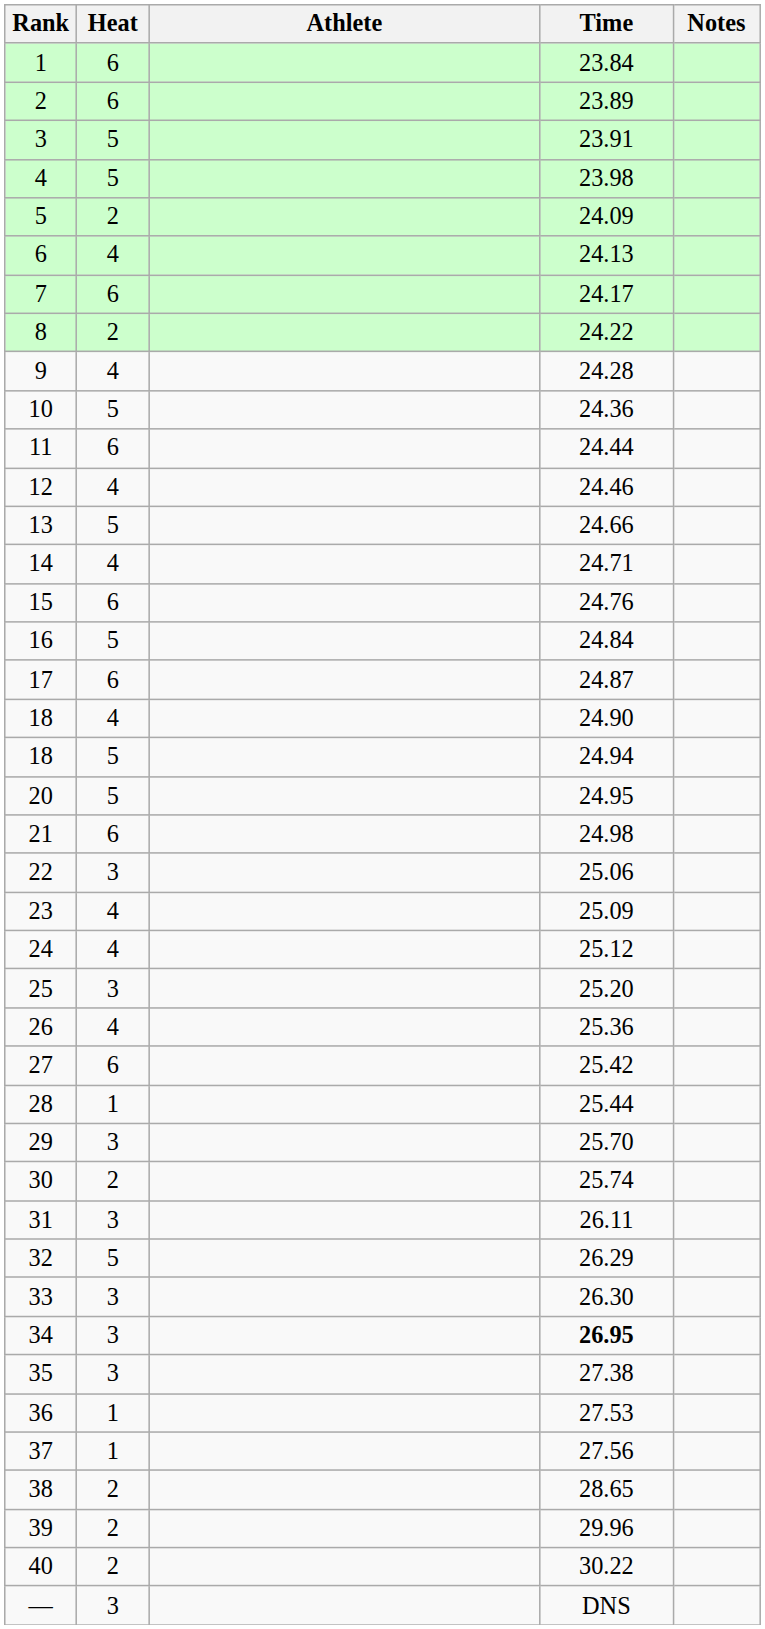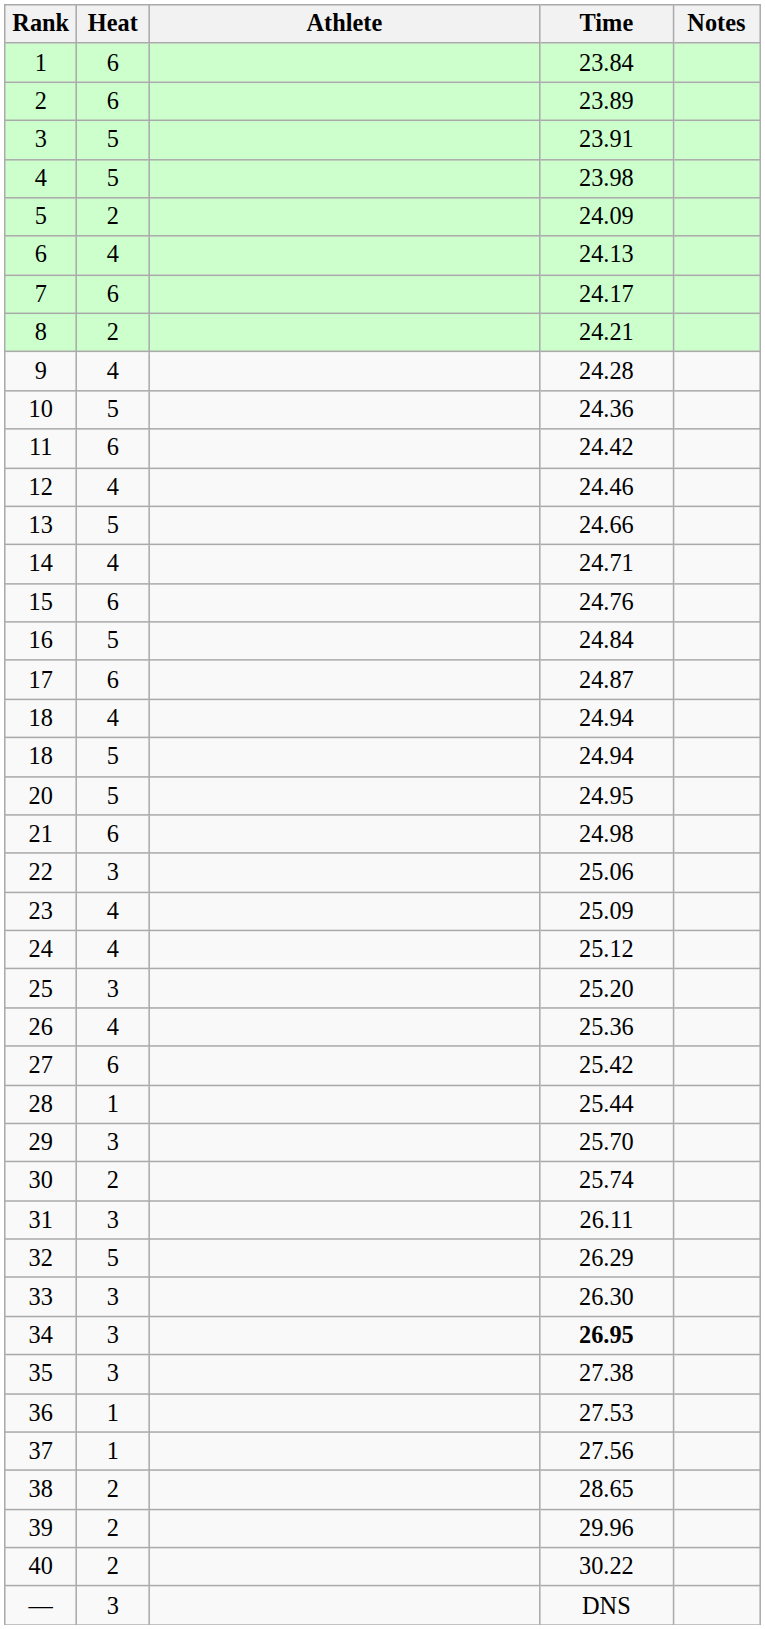(606, 332) 24.22 -> (606, 332) 24.21
(606, 448) 24.44 -> (606, 448) 24.42
(606, 718) 24.90 -> (606, 718) 24.94
